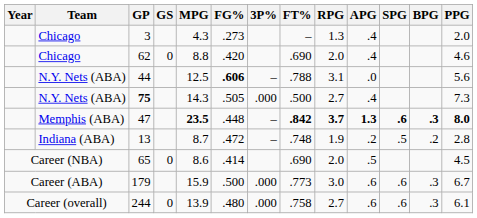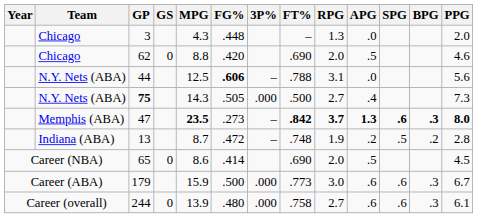(233, 35) .273 -> (233, 35) .448
(372, 35) .4 -> (372, 35) .0
(372, 56) .4 -> (372, 56) .5
(233, 119) .448 -> (233, 119) .273
